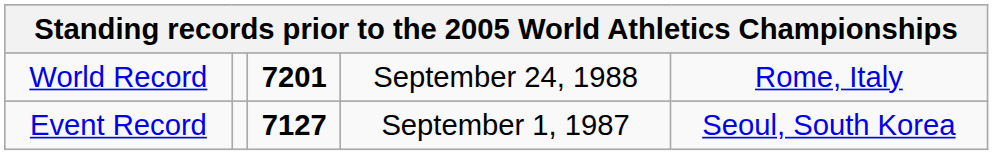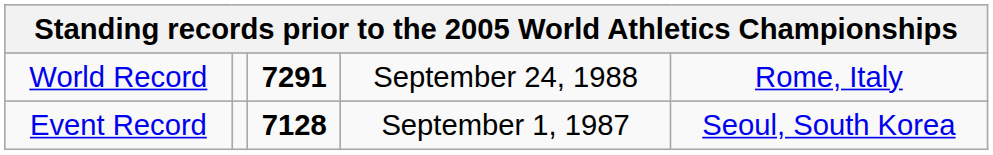(294, 76) 7201 -> (294, 76) 7291
(294, 124) 7127 -> (294, 124) 7128
